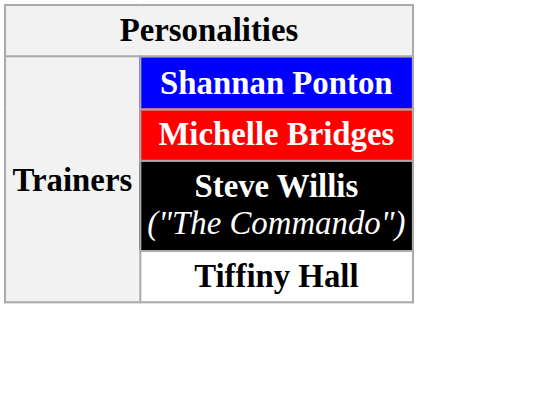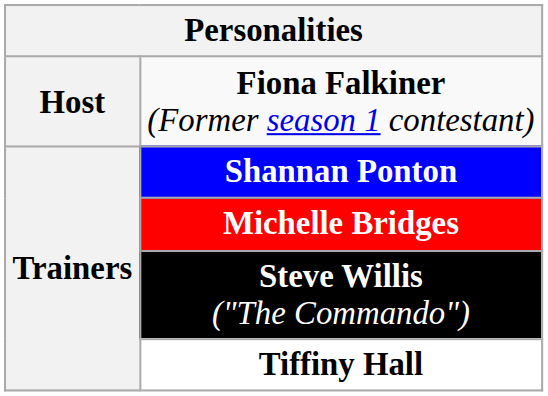+ row: (341, 100)
